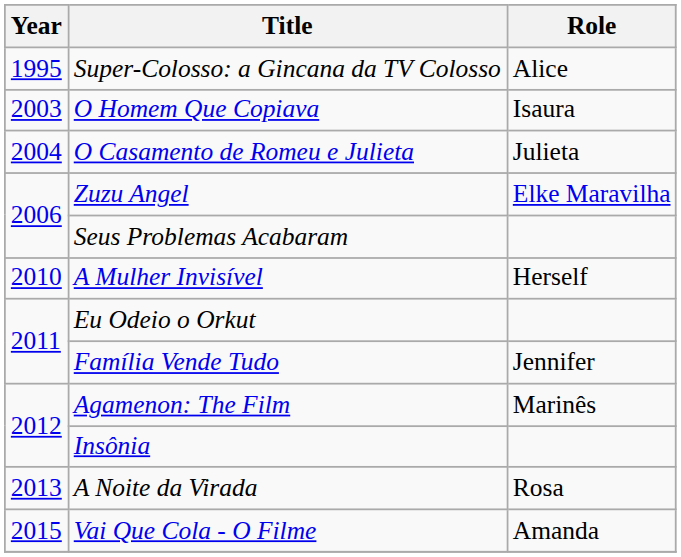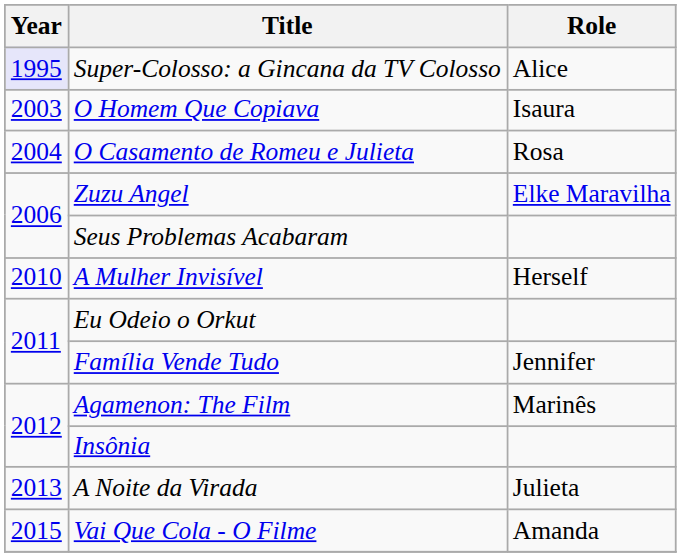(36, 67) no background -> (36, 67) lavender background
(546, 152) Julieta -> (538, 152) Rosa
(538, 488) Rosa -> (546, 488) Julieta
